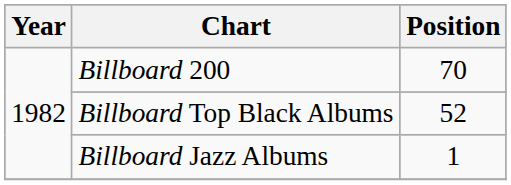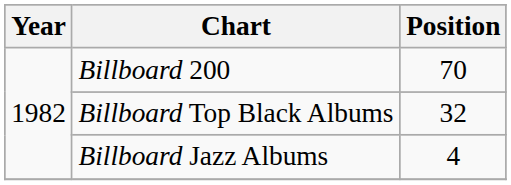(453, 112) 52 -> (453, 112) 32
(453, 156) 1 -> (453, 156) 4
